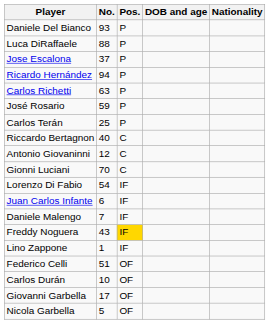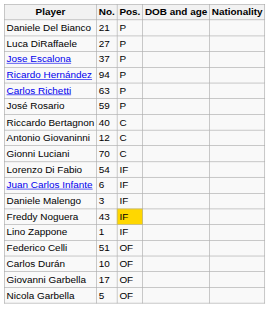(104, 28) 93 -> (104, 28) 21
(104, 43) 88 -> (104, 43) 27
- row: (35, 122)
(102, 216) 7 -> (102, 201) 3
